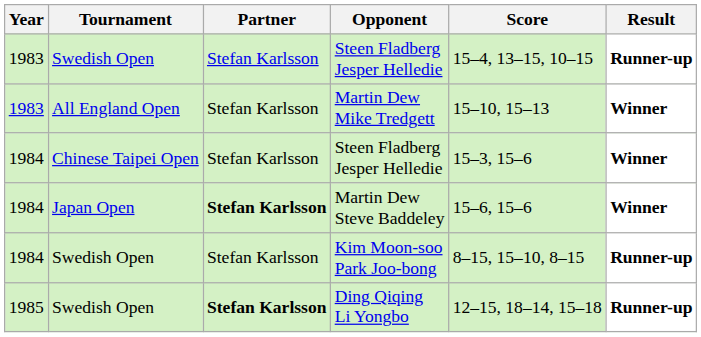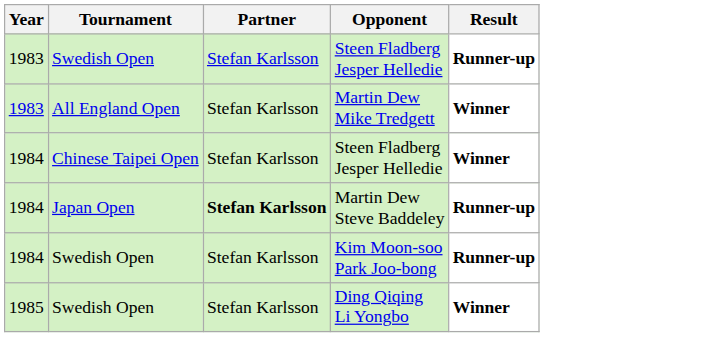- column: (527, 19)
(639, 207) Winner -> (494, 207) Runner-up
(267, 307) bold -> (263, 307) normal
(651, 307) Runner-up -> (481, 307) Winner
